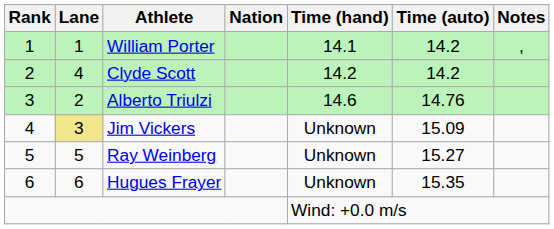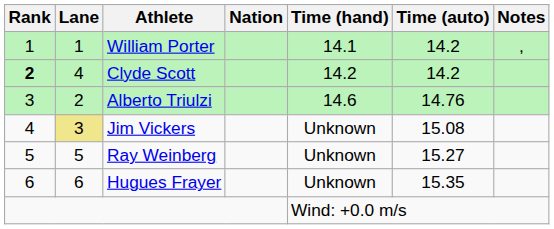(30, 73) normal -> (30, 73) bold
(443, 127) 15.09 -> (443, 127) 15.08
